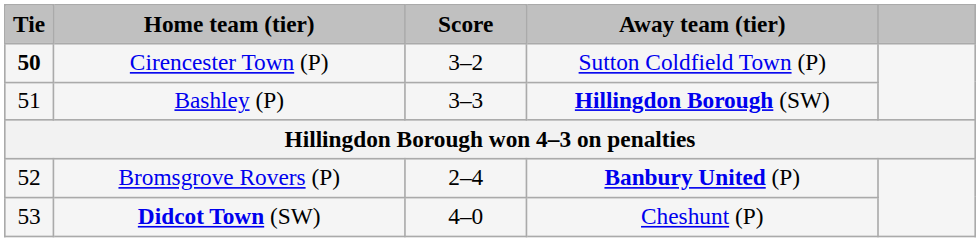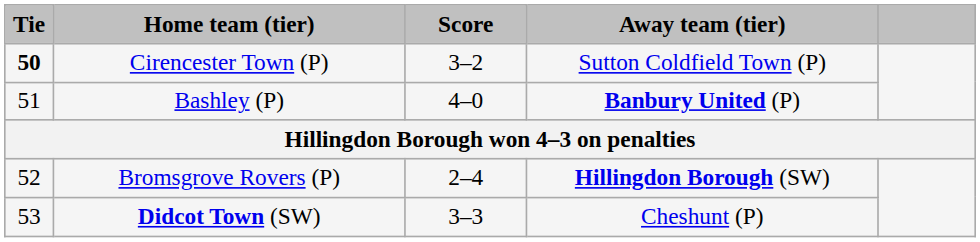(466, 101) 3–3 -> (466, 101) 4–0
(702, 101) Hillingdon Borough (SW) -> (702, 101) Banbury United (P)
(702, 178) Banbury United (P) -> (702, 178) Hillingdon Borough (SW)
(466, 216) 4–0 -> (466, 216) 3–3
